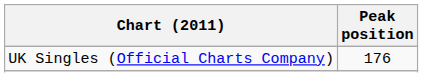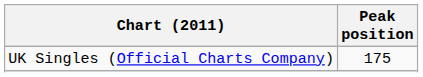(377, 59) 176 -> (377, 59) 175
